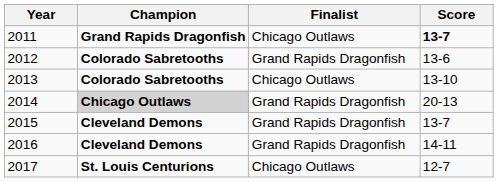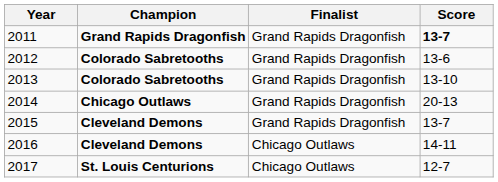(303, 36) Chicago Outlaws -> (329, 36) Grand Rapids Dragonfish
(303, 79) Chicago Outlaws -> (329, 79) Grand Rapids Dragonfish
(136, 101) lightgrey background -> (136, 101) no background
(329, 144) Grand Rapids Dragonfish -> (303, 144) Chicago Outlaws
